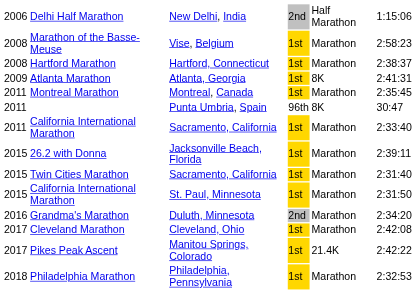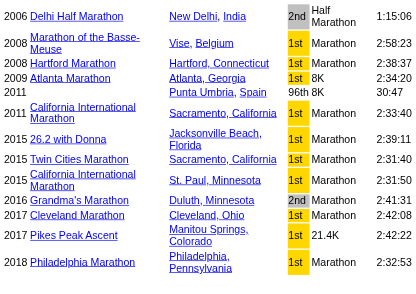(394, 78) 2:41:31 -> (394, 78) 2:34:20
- row: (15, 92)
(394, 215) 2:34:20 -> (394, 201) 2:41:31
